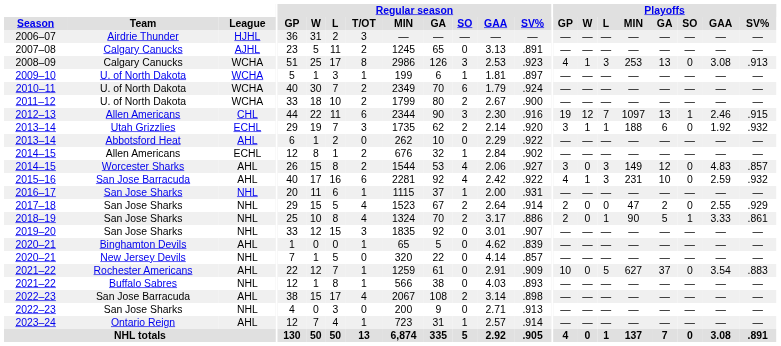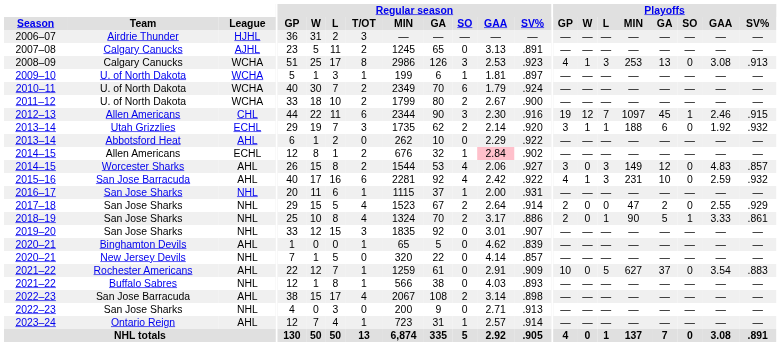(665, 114) 13 -> (665, 114) 45
(496, 153) no background -> (496, 153) pink background
